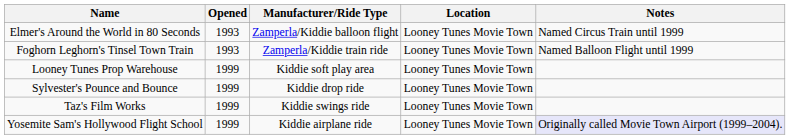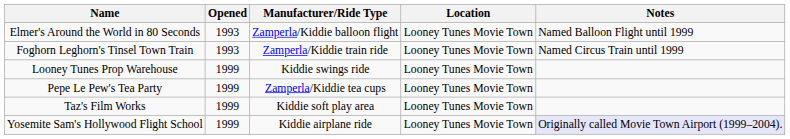(611, 32) Named Circus Train until 1999 -> (616, 32) Named Balloon Flight until 1999
(616, 50) Named Balloon Flight until 1999 -> (611, 50) Named Circus Train until 1999
(325, 69) Kiddie soft play area -> (325, 69) Kiddie swings ride
+ row: (105, 87)
- row: (105, 87)
(325, 106) Kiddie swings ride -> (325, 106) Kiddie soft play area
